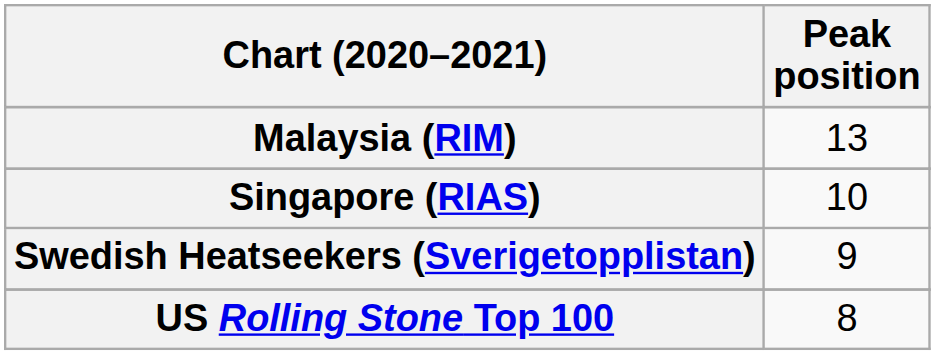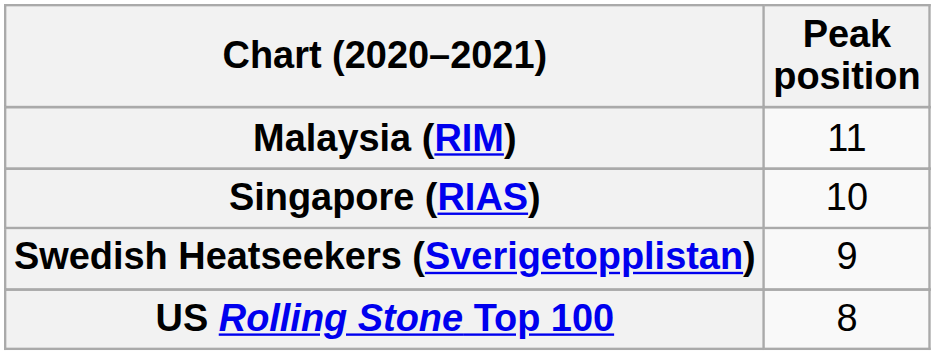(847, 137) 13 -> (847, 137) 11
